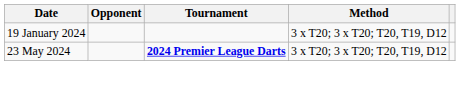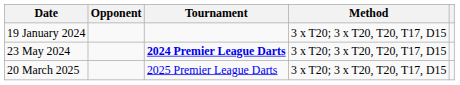(369, 32) 3 x T20; 3 x T20; T20, T19, D12 -> (369, 32) 3 x T20; 3 x T20, T20, T17, D15
(369, 51) 3 x T20; 3 x T20; T20, T19, D12 -> (369, 51) 3 x T20; 3 x T20, T20, T17, D15
+ row: (43, 70)
